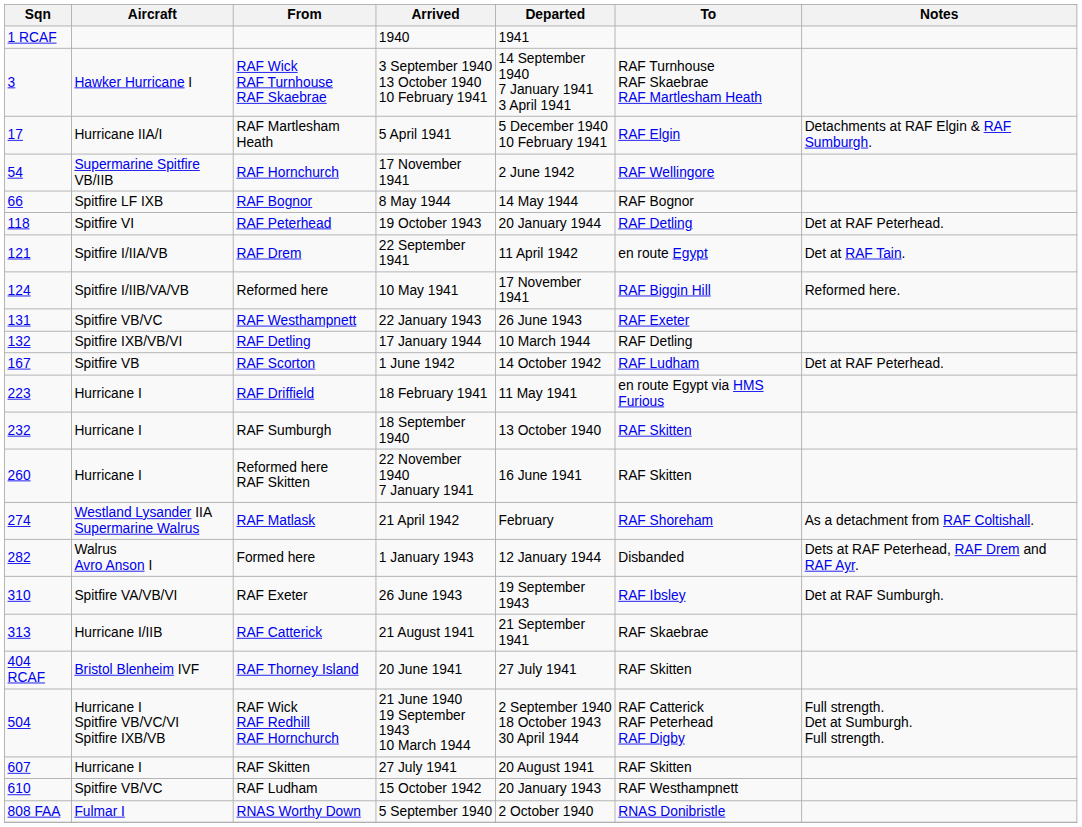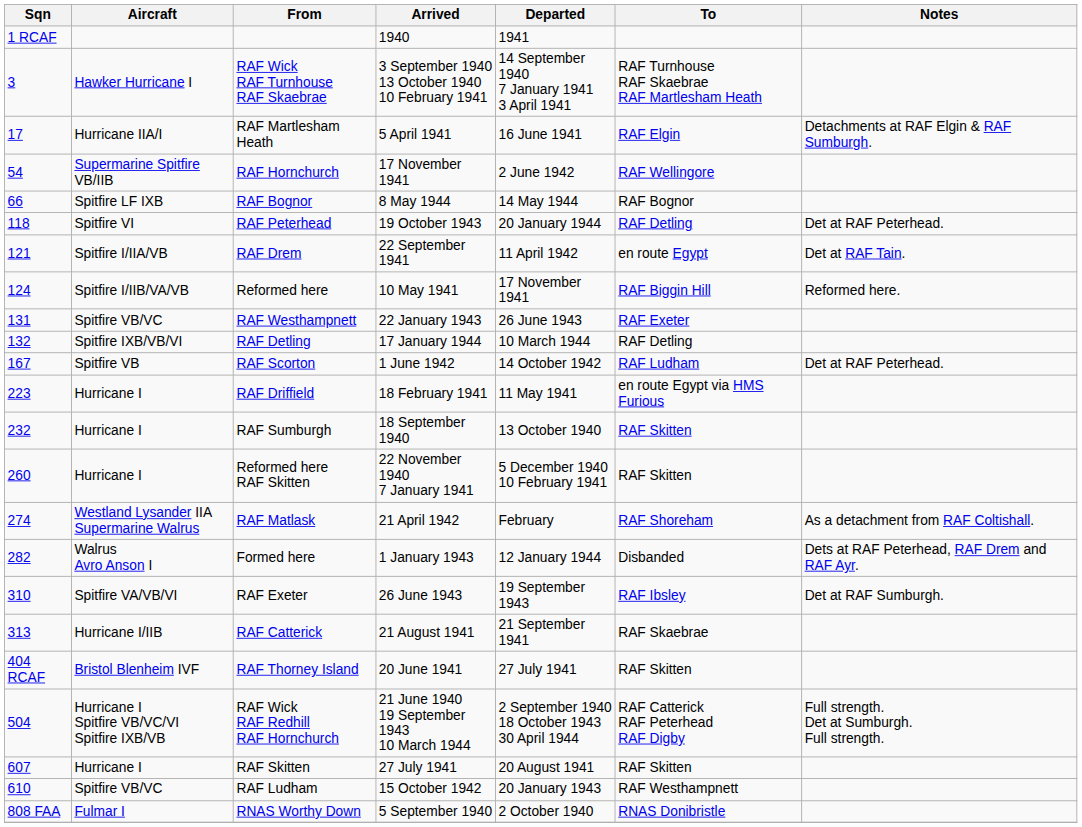(553, 135) 5 December 1940 10 February 1941 -> (540, 135) 16 June 1941
(540, 475) 16 June 1941 -> (553, 475) 5 December 1940 10 February 1941
